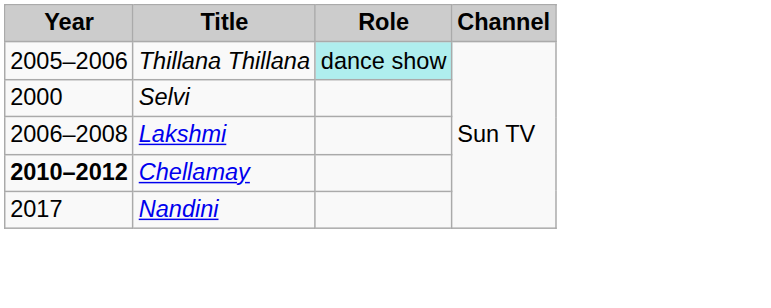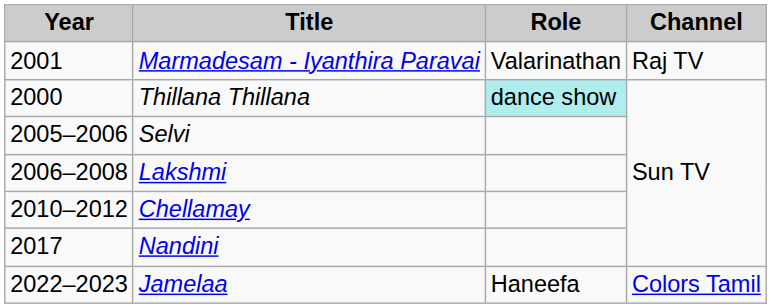+ row: (309, 60)
(69, 60) 2005–2006 -> (36, 97) 2000
(36, 97) 2000 -> (69, 135) 2005–2006
(69, 172) bold -> (69, 209) normal
+ row: (183, 284)
